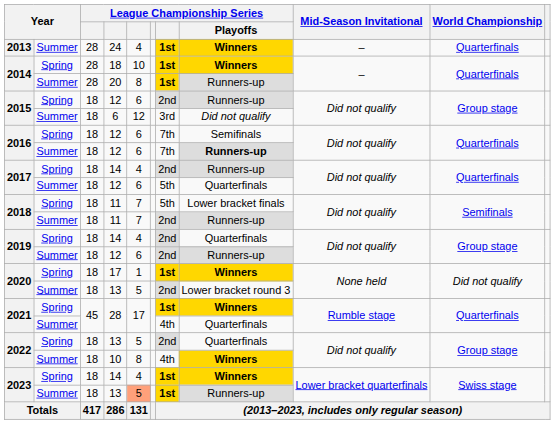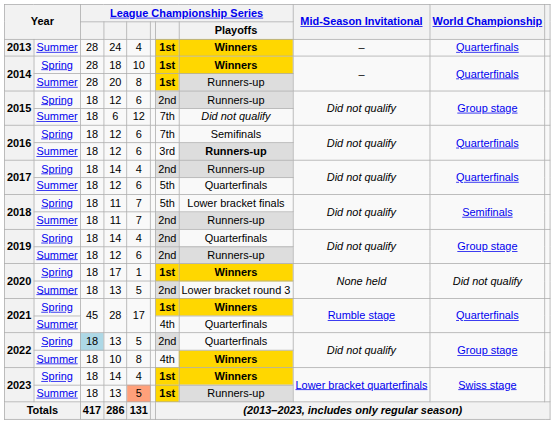(167, 117) 3rd -> (167, 117) 7th
(167, 152) 7th -> (167, 152) 3rd
(92, 342) no background -> (92, 342) lightblue background
